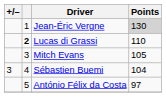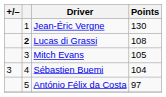(139, 26) lightgrey background -> (139, 26) no background
(138, 40) 110 -> (139, 40) 108
